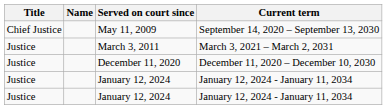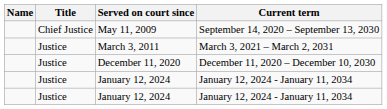columns swapped: (34, 12) <-> (80, 12)
